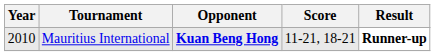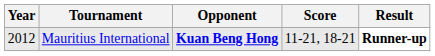(22, 39) 2010 -> (22, 39) 2012
